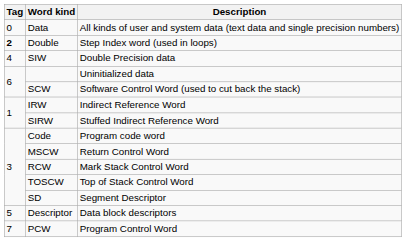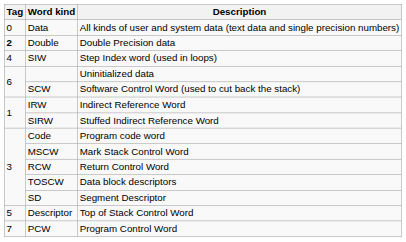(148, 43) Step Index word (used in loops) -> (127, 43) Double Precision data
(127, 58) Double Precision data -> (148, 58) Step Index word (used in loops)
(124, 151) Return Control Word -> (134, 151) Mark Stack Control Word
(134, 167) Mark Stack Control Word -> (124, 167) Return Control Word
(137, 182) Top of Stack Control Word -> (128, 182) Data block descriptors
(128, 213) Data block descriptors -> (137, 213) Top of Stack Control Word
